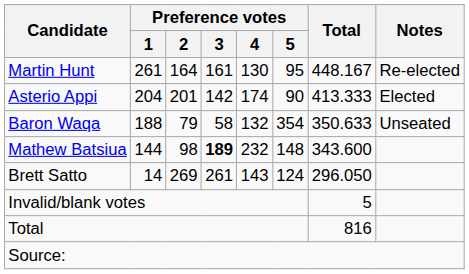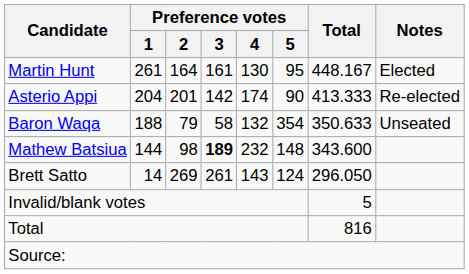(420, 70) Re-elected -> (407, 70) Elected
(407, 96) Elected -> (420, 96) Re-elected
